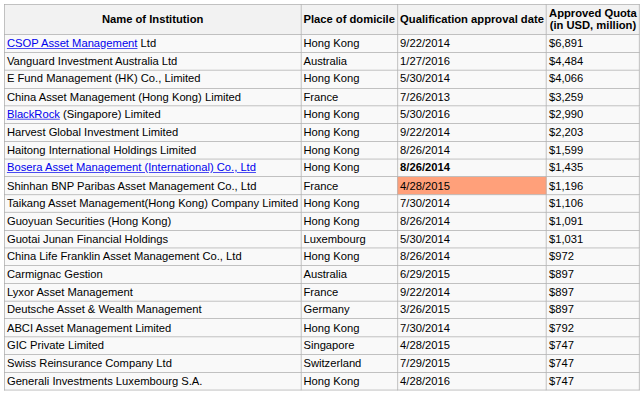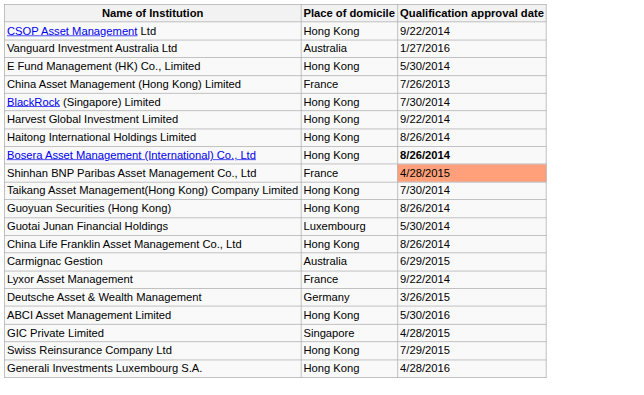- column: (593, 19)
(425, 114) 5/30/2016 -> (425, 102) 7/30/2014
(425, 327) 7/30/2014 -> (425, 315) 5/30/2016
(332, 363) Switzerland -> (331, 350) Hong Kong
